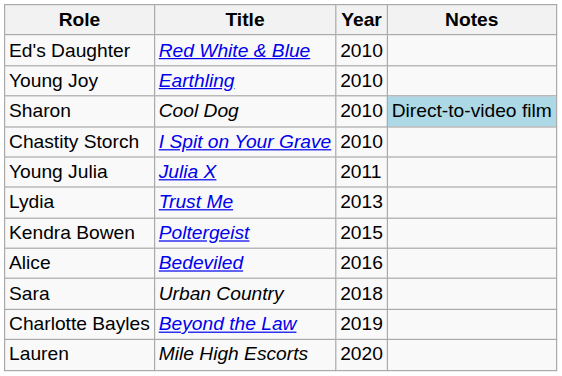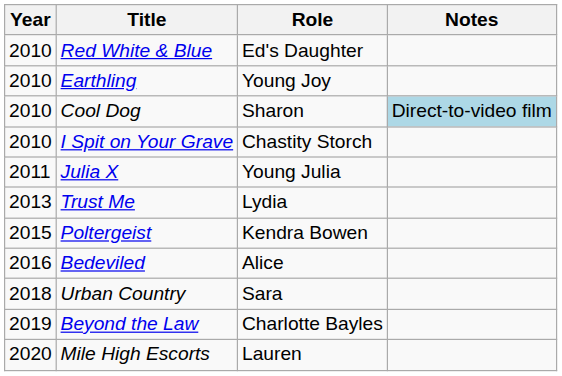columns swapped: (362, 19) <-> (79, 19)
